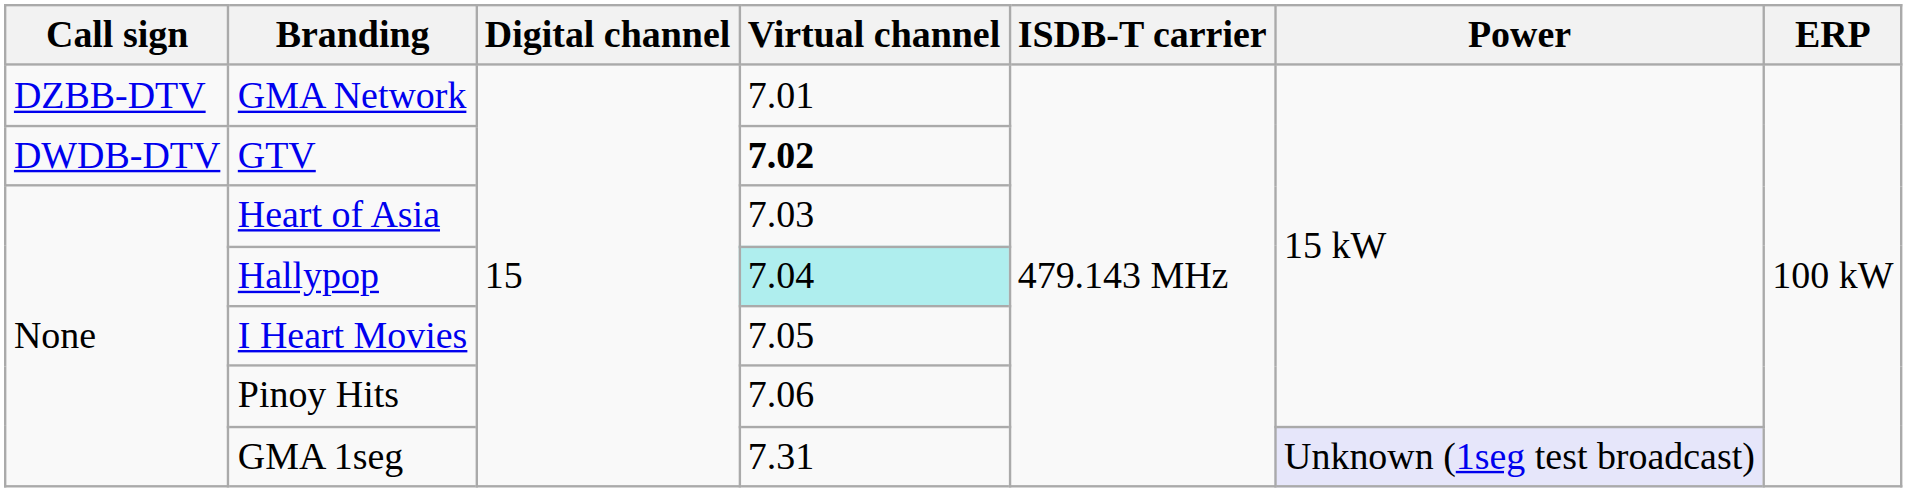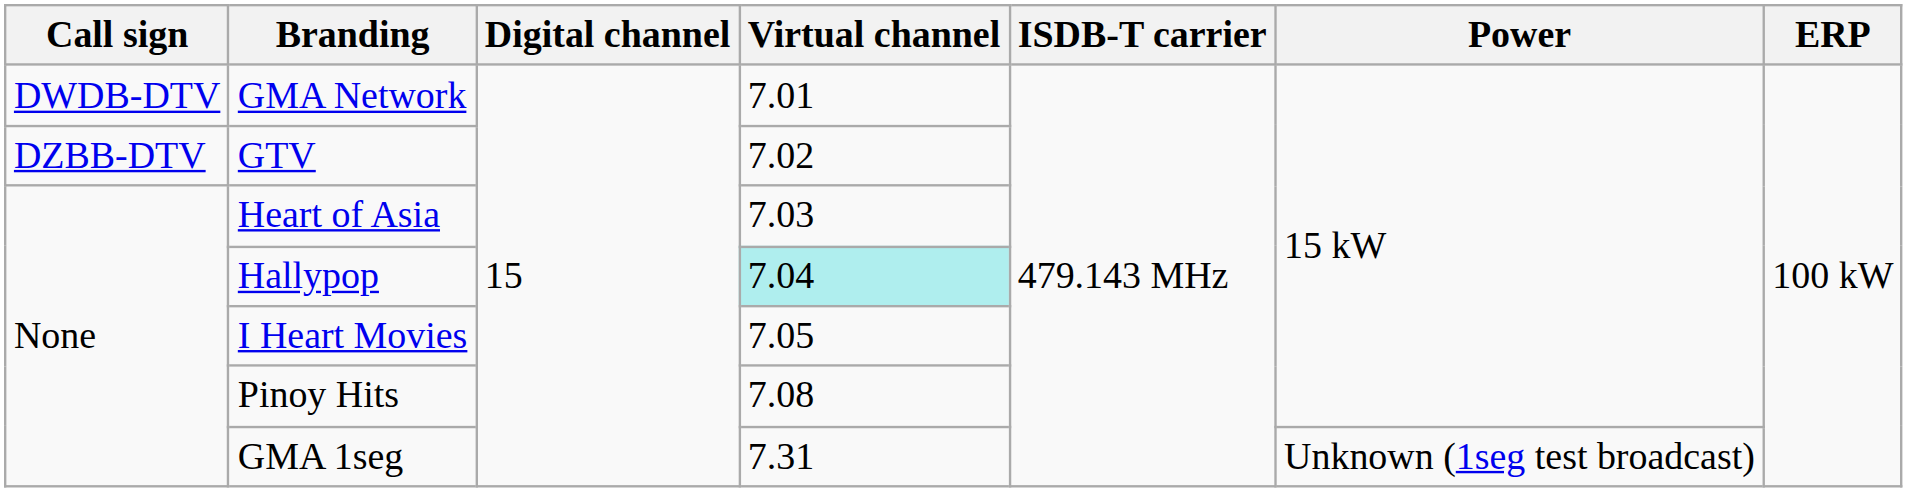(110, 94) DZBB-DTV -> (117, 94) DWDB-DTV
(117, 154) DWDB-DTV -> (110, 154) DZBB-DTV
(781, 154) bold -> (781, 154) normal
(781, 395) 7.06 -> (781, 395) 7.08
(1519, 455) lavender background -> (1519, 455) no background
